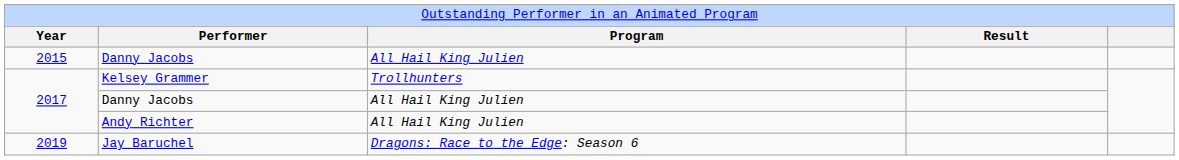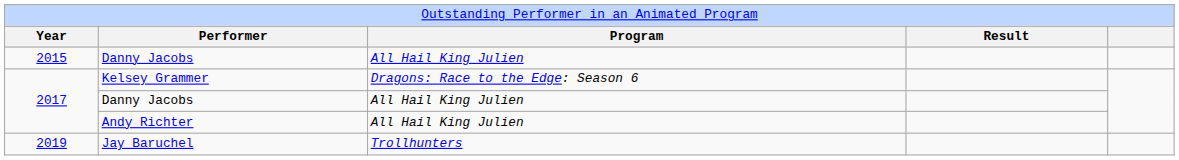(417, 79) Trollhunters -> (504, 79) Dragons: Race to the Edge: Season 6
(504, 143) Dragons: Race to the Edge: Season 6 -> (417, 143) Trollhunters
